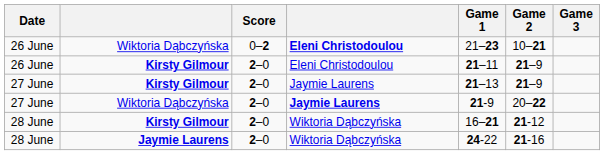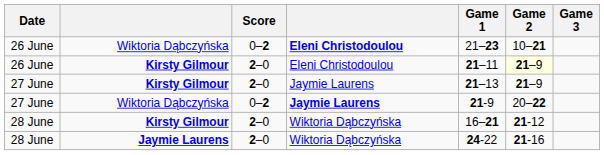(529, 65) no background -> (529, 65) lightyellow background
(259, 103) 2–0 -> (259, 103) 0–2
